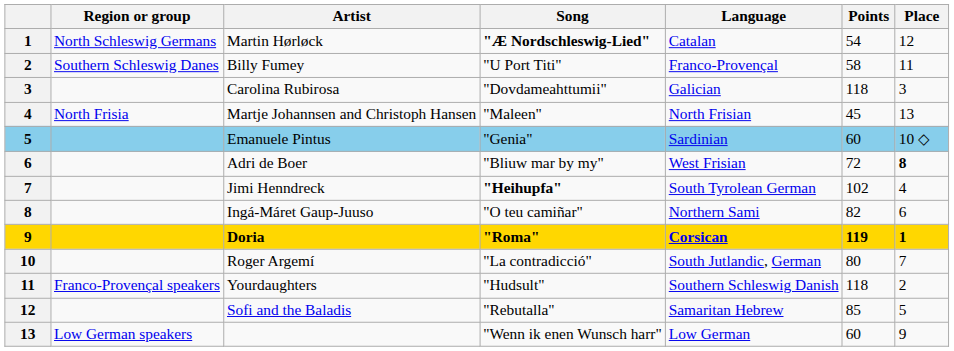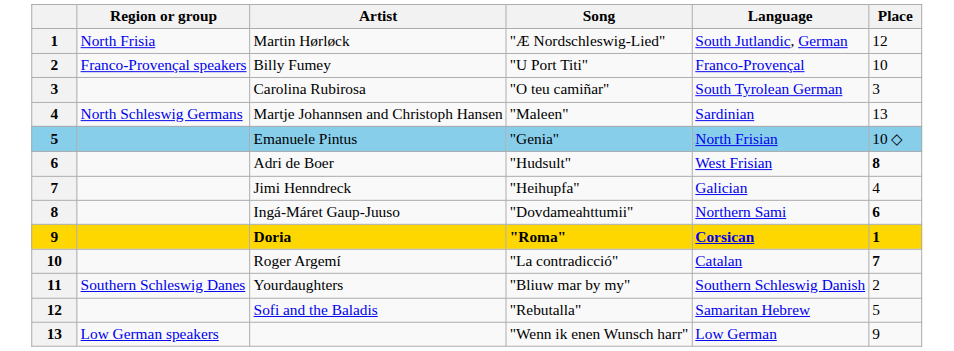- column: (869, 16)
(135, 41) North Schleswig Germans -> (118, 41) North Frisia
(567, 41) bold -> (588, 41) normal
(692, 41) Catalan -> (771, 41) South Jutlandic, German
(136, 65) Southern Schleswig Danes -> (164, 65) Franco-Provençal speakers
(906, 65) 11 -> (880, 65) 10
(545, 89) "Dovdameahttumii" -> (560, 89) "O teu camiñar"
(695, 89) Galician -> (769, 89) South Tyrolean German
(91, 114) North Frisia -> (162, 114) North Schleswig Germans
(710, 114) North Frisian -> (725, 114) Sardinian
(698, 138) Sardinian -> (737, 138) North Frisian
(543, 163) "Bliuw mar by my" -> (540, 163) "Hudsult"
(522, 188) bold -> (545, 188) normal
(742, 188) South Tyrolean German -> (721, 188) Galician
(533, 212) "O teu camiñar" -> (572, 212) "Dovdameahttumii"
(903, 212) normal -> (876, 212) bold
(745, 261) South Jutlandic, German -> (719, 261) Catalan
(903, 261) normal -> (876, 261) bold
(137, 285) Franco-Provençal speakers -> (163, 285) Southern Schleswig Danes
(514, 285) "Hudsult" -> (570, 285) "Bliuw mar by my"
